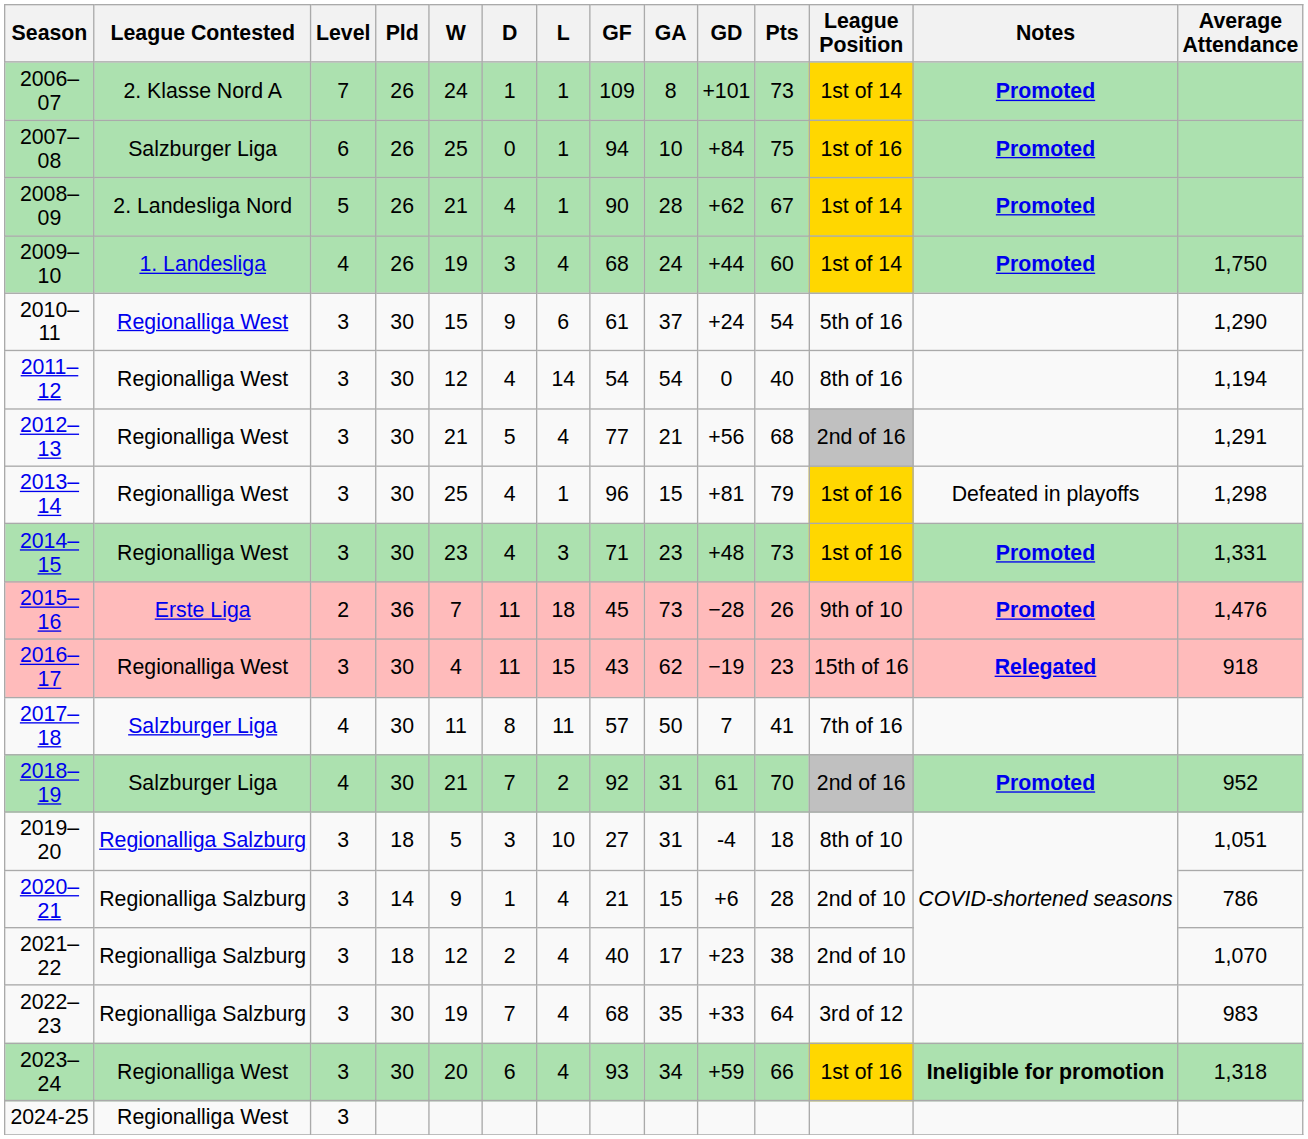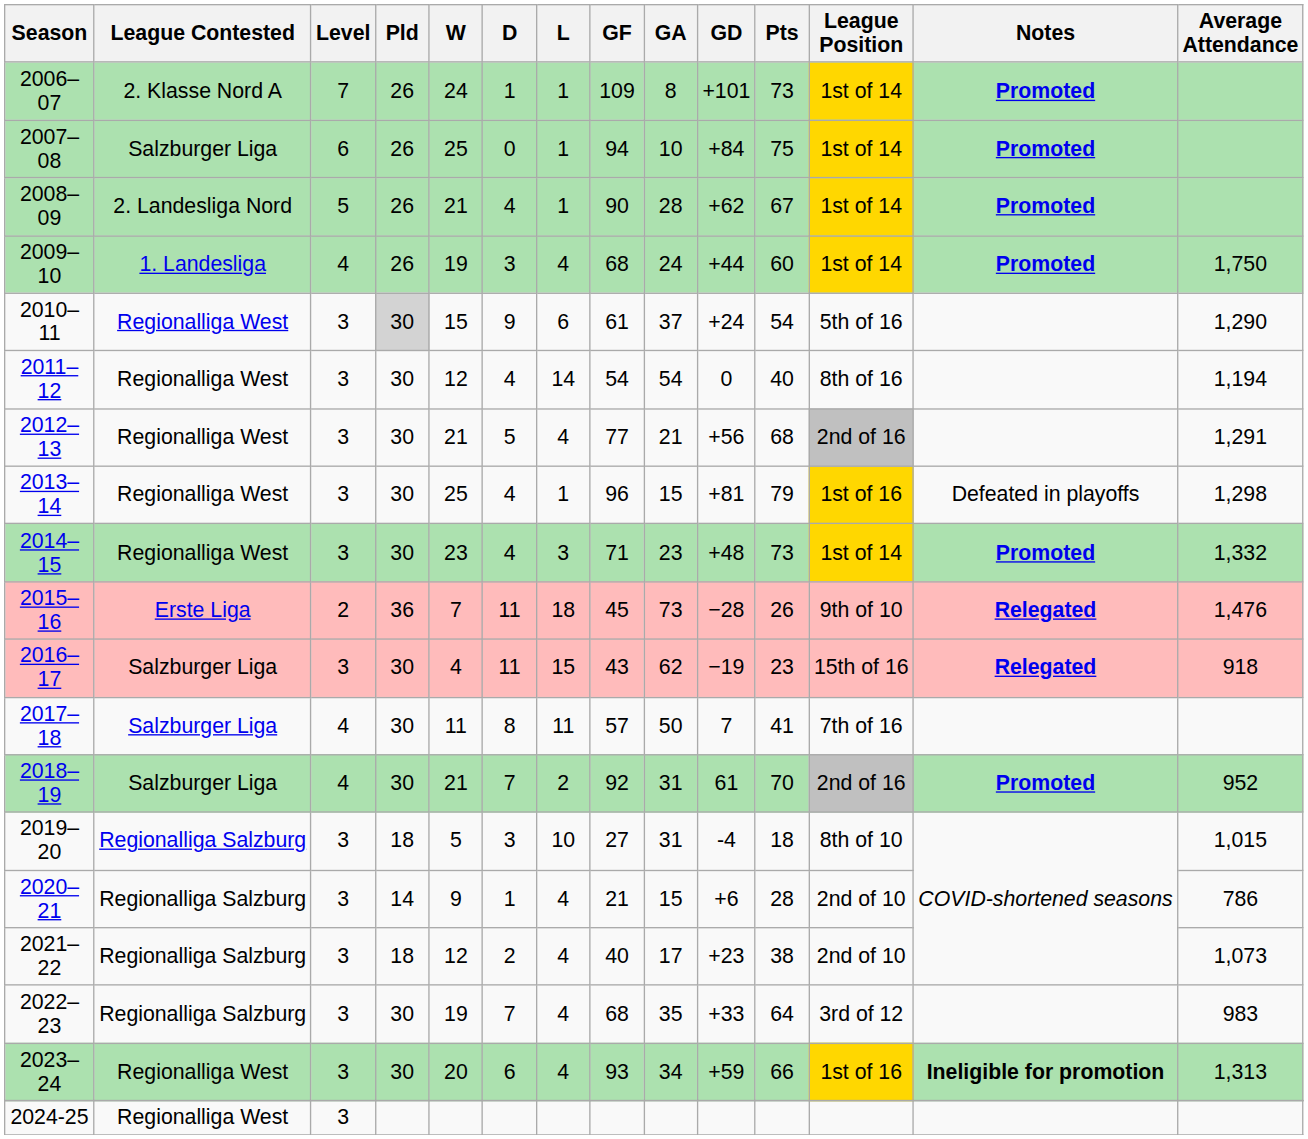(861, 148) 1st of 16 -> (861, 148) 1st of 14
(402, 321) no background -> (402, 321) lightgrey background
(861, 552) 1st of 16 -> (861, 552) 1st of 14
(1240, 552) 1,331 -> (1240, 552) 1,332
(1046, 610) Promoted -> (1045, 610) Relegated
(203, 667) Regionalliga West -> (203, 667) Salzburger Liga
(1240, 840) 1,051 -> (1240, 840) 1,015
(1240, 956) 1,070 -> (1240, 956) 1,073
(1240, 1071) 1,318 -> (1240, 1071) 1,313
